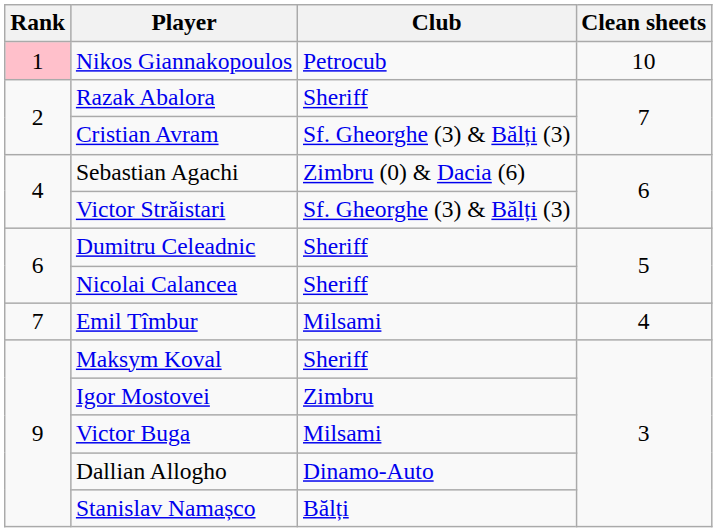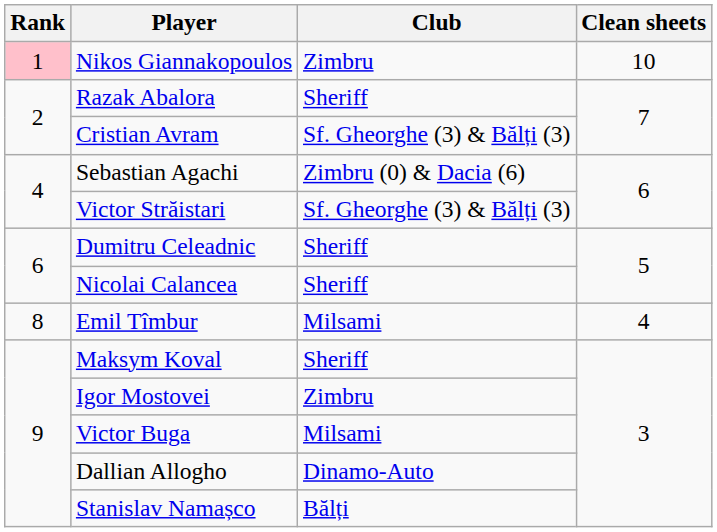(345, 60) Petrocub -> (338, 60) Zimbru
(38, 321) 7 -> (38, 321) 8
